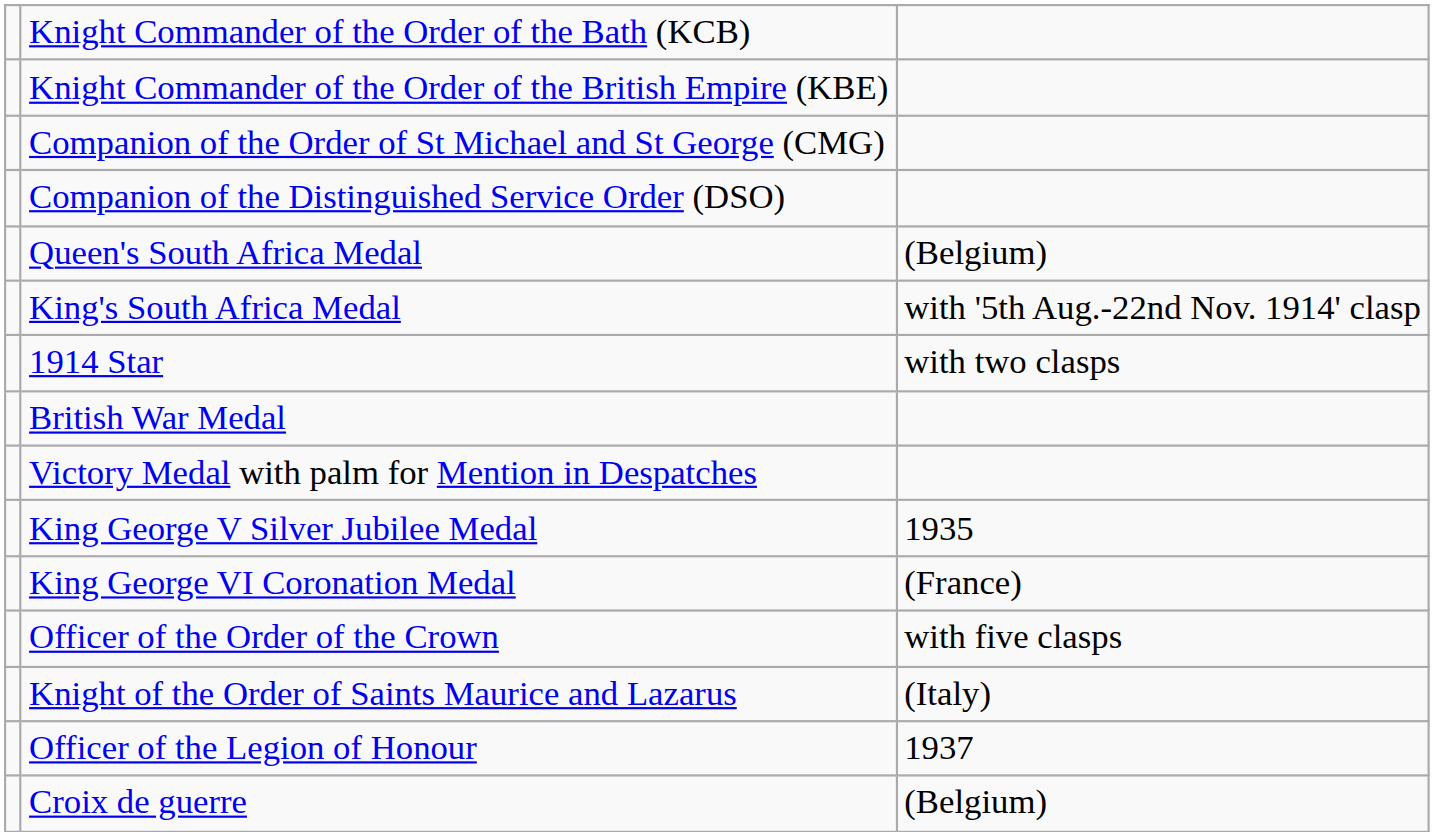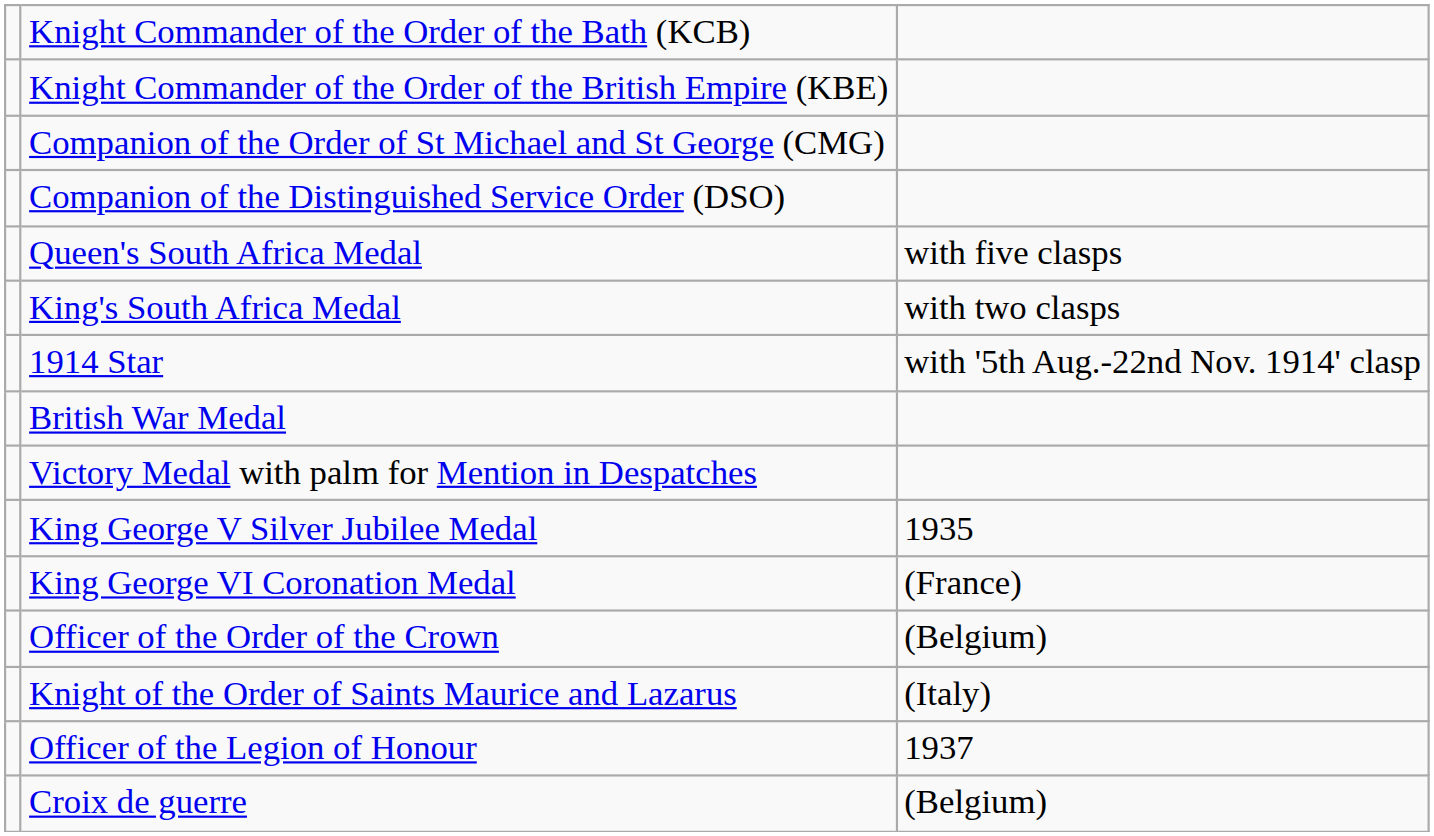(976, 252) (Belgium) -> (1013, 252) with five clasps
(1163, 307) with '5th Aug.-22nd Nov. 1914' clasp -> (1012, 307) with two clasps
(1012, 362) with two clasps -> (1163, 362) with '5th Aug.-22nd Nov. 1914' clasp
(1013, 637) with five clasps -> (976, 637) (Belgium)
